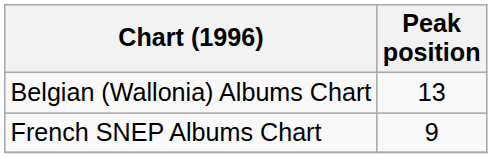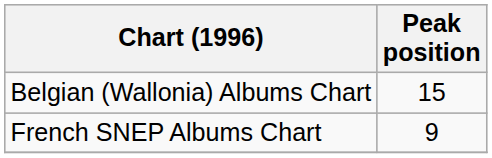(432, 92) 13 -> (432, 92) 15
